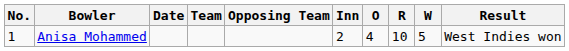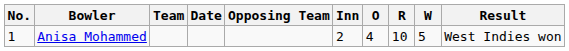columns swapped: (169, 15) <-> (206, 15)
